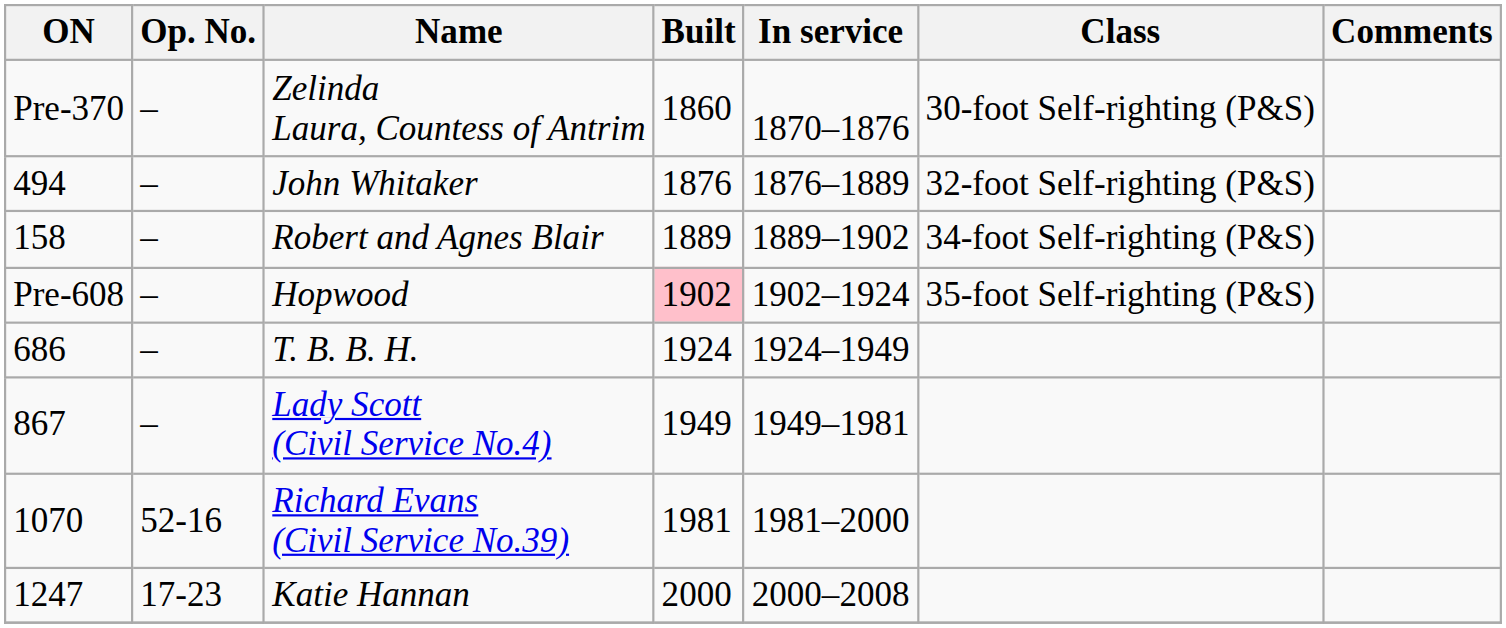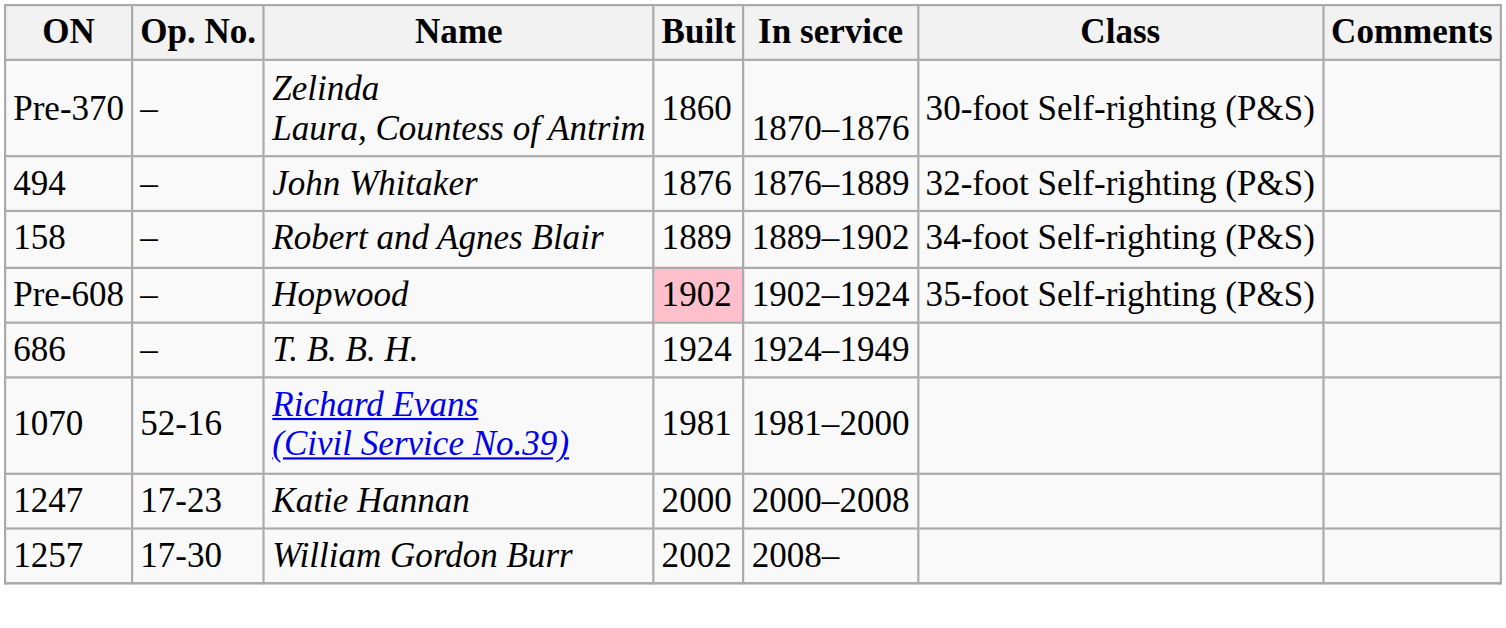- row: (412, 424)
+ row: (423, 555)
